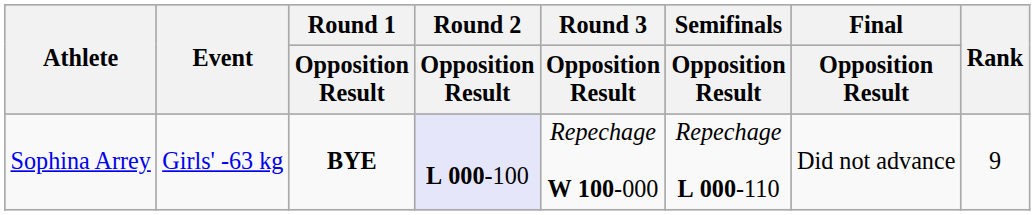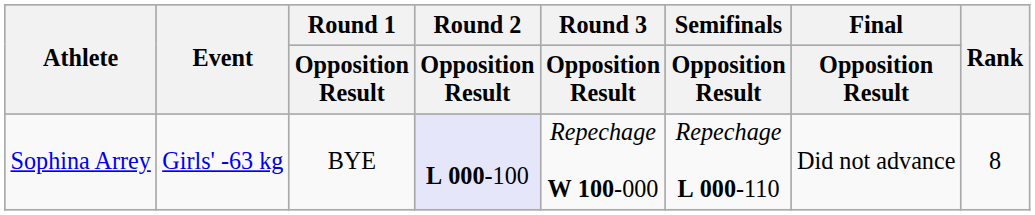(352, 161) bold -> (352, 161) normal
(995, 161) 9 -> (995, 161) 8
